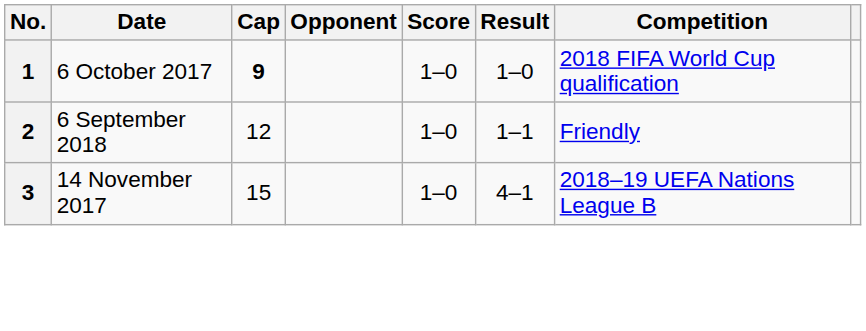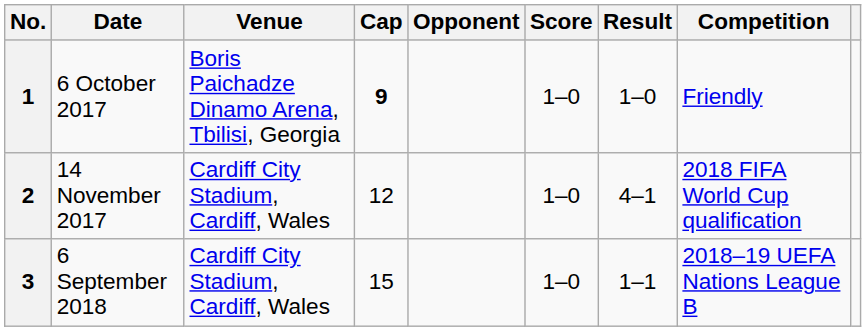+ column: (270, 22)
(667, 70) 2018 FIFA World Cup qualification -> (723, 96) Friendly
(121, 132) 6 September 2018 -> (109, 195) 14 November 2017
(515, 132) 1–1 -> (637, 195) 4–1
(600, 132) Friendly -> (742, 195) 2018 FIFA World Cup qualification
(124, 193) 14 November 2017 -> (112, 282) 6 September 2018
(515, 193) 4–1 -> (637, 282) 1–1
